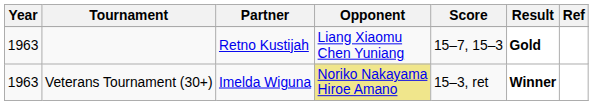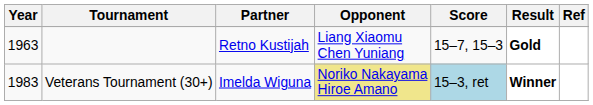(23, 83) 1963 -> (23, 83) 1983
(461, 83) no background -> (461, 83) lightblue background
